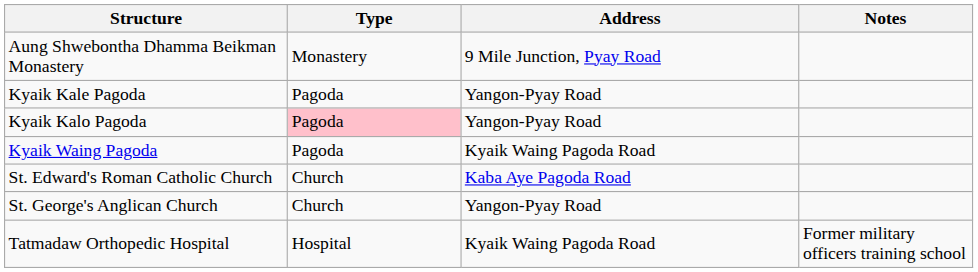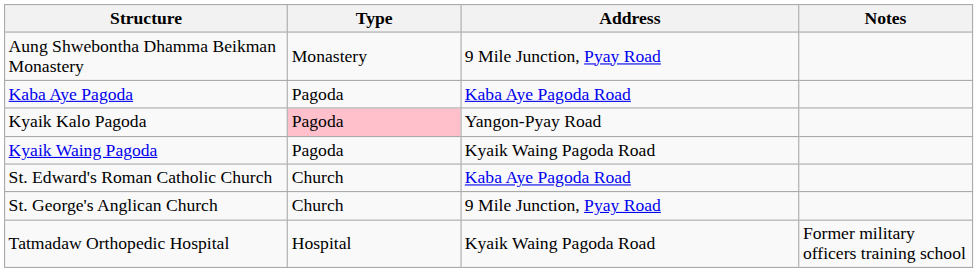+ row: (71, 94)
- row: (77, 94)
(533, 205) Yangon-Pyay Road -> (563, 205) 9 Mile Junction, Pyay Road
